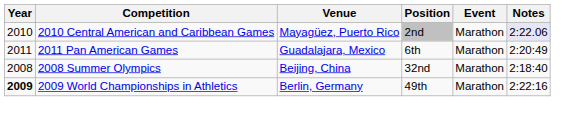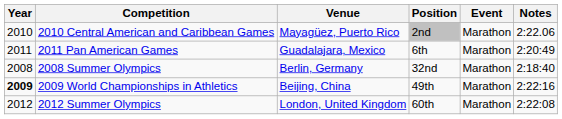(529, 31) lavender background -> (536, 31) no background
(315, 68) Beijing, China -> (321, 68) Berlin, Germany
(321, 86) Berlin, Germany -> (315, 86) Beijing, China
+ row: (99, 104)
